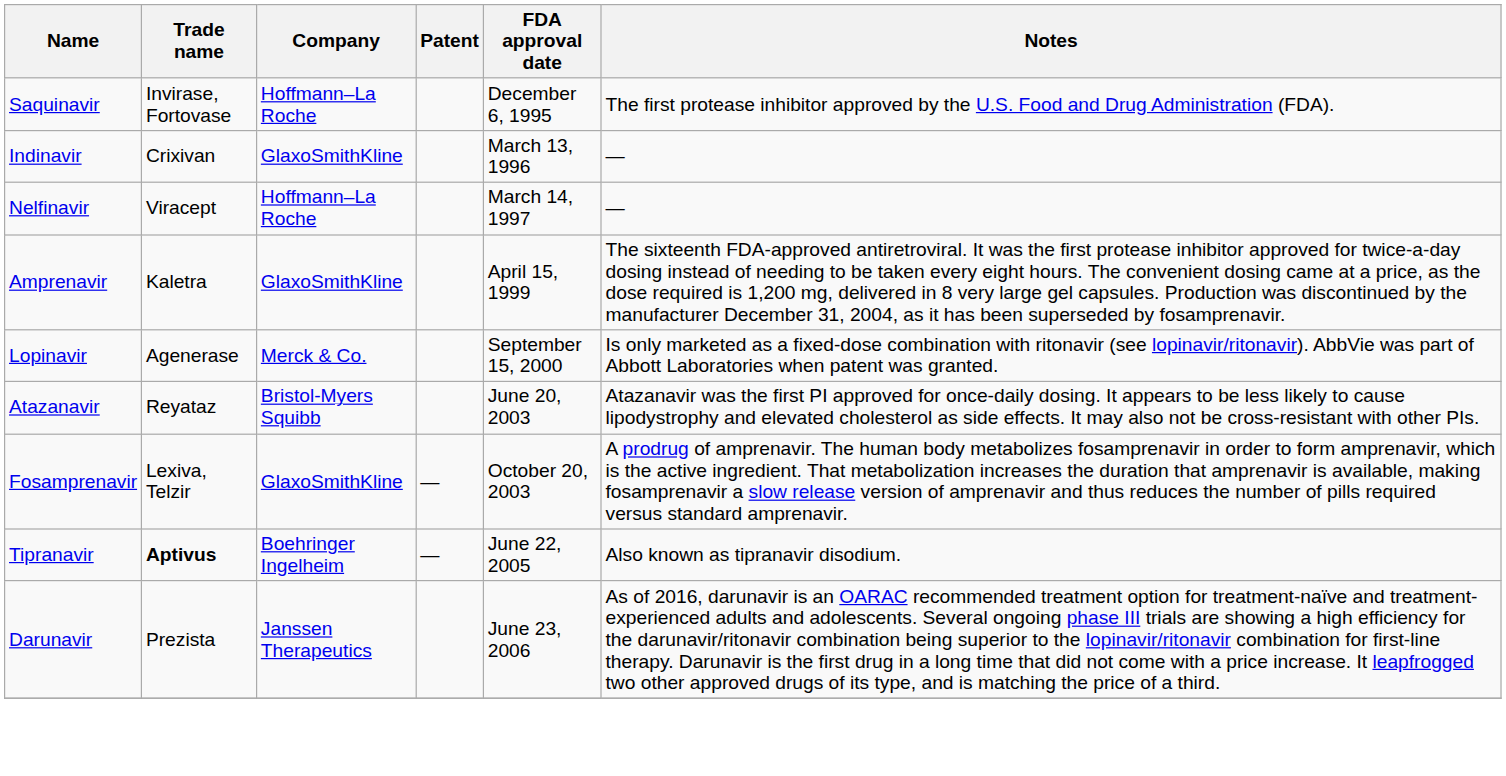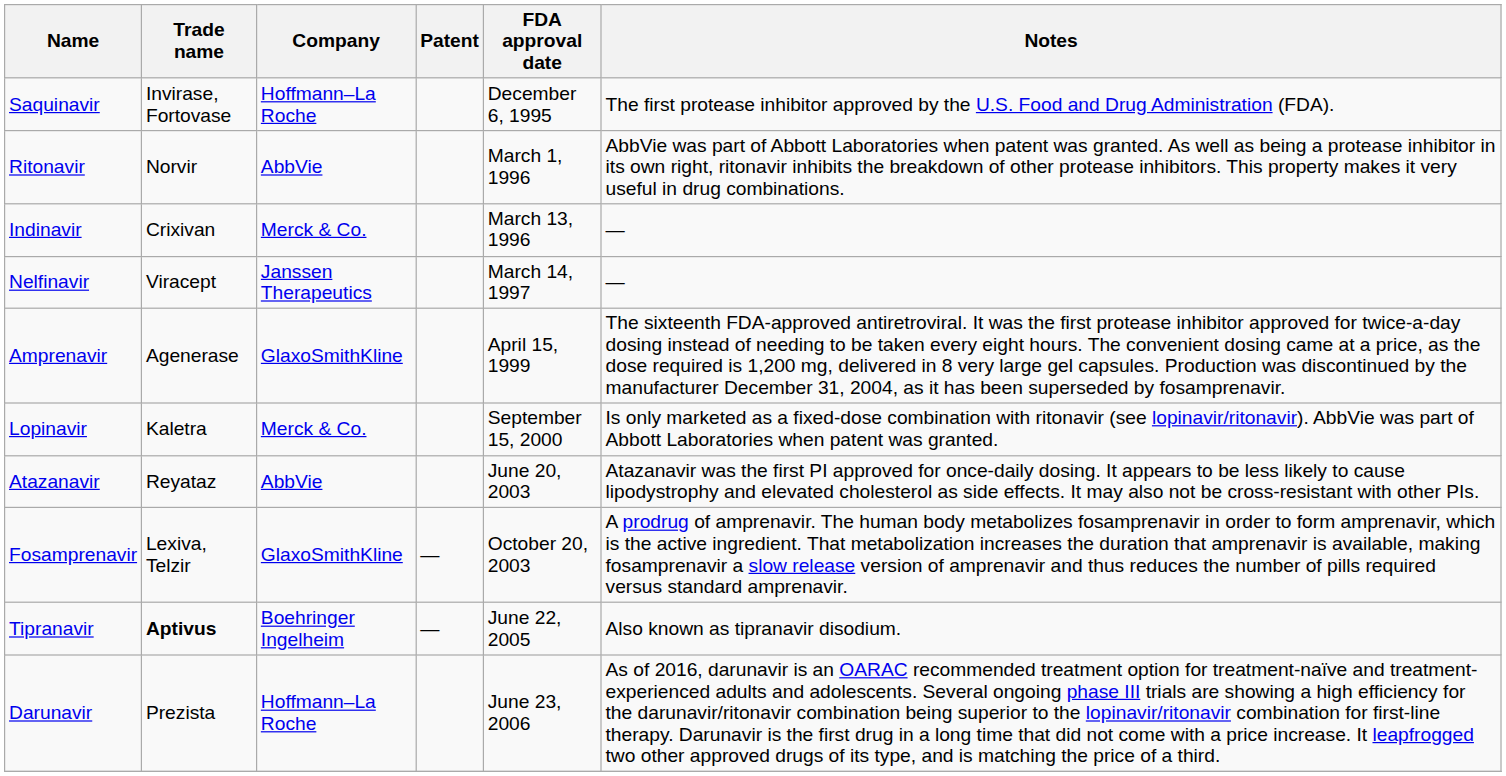+ row: (47, 167)
(332, 156) GlaxoSmithKline -> (314, 229) Merck & Co.
(318, 208) Hoffmann–La Roche -> (316, 281) Janssen Therapeutics
(176, 281) Kaletra -> (192, 355) Agenerase
(192, 355) Agenerase -> (176, 429) Kaletra
(317, 407) Bristol-Myers Squibb -> (292, 481) AbbVie
(316, 639) Janssen Therapeutics -> (318, 713) Hoffmann–La Roche
